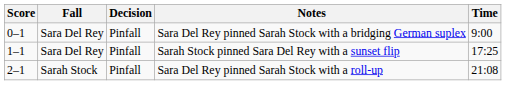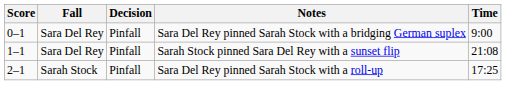(485, 51) 17:25 -> (485, 51) 21:08
(485, 70) 21:08 -> (485, 70) 17:25
